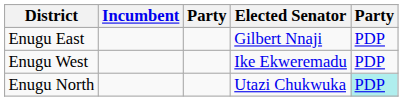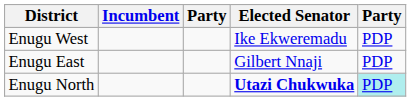rows swapped: (46, 39) <-> (48, 62)
(290, 85) normal -> (294, 85) bold
